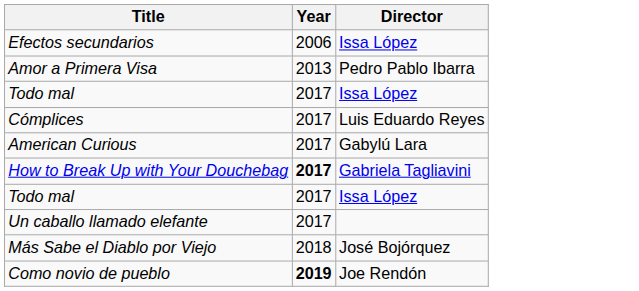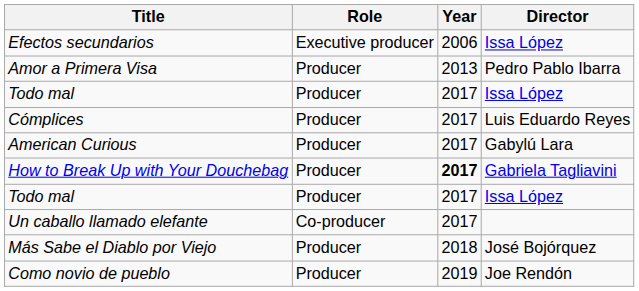+ column: (365, 17)
(314, 273) bold -> (459, 273) normal
